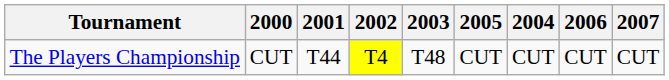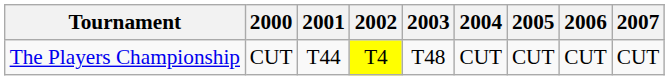columns swapped: (533, 22) <-> (481, 22)
